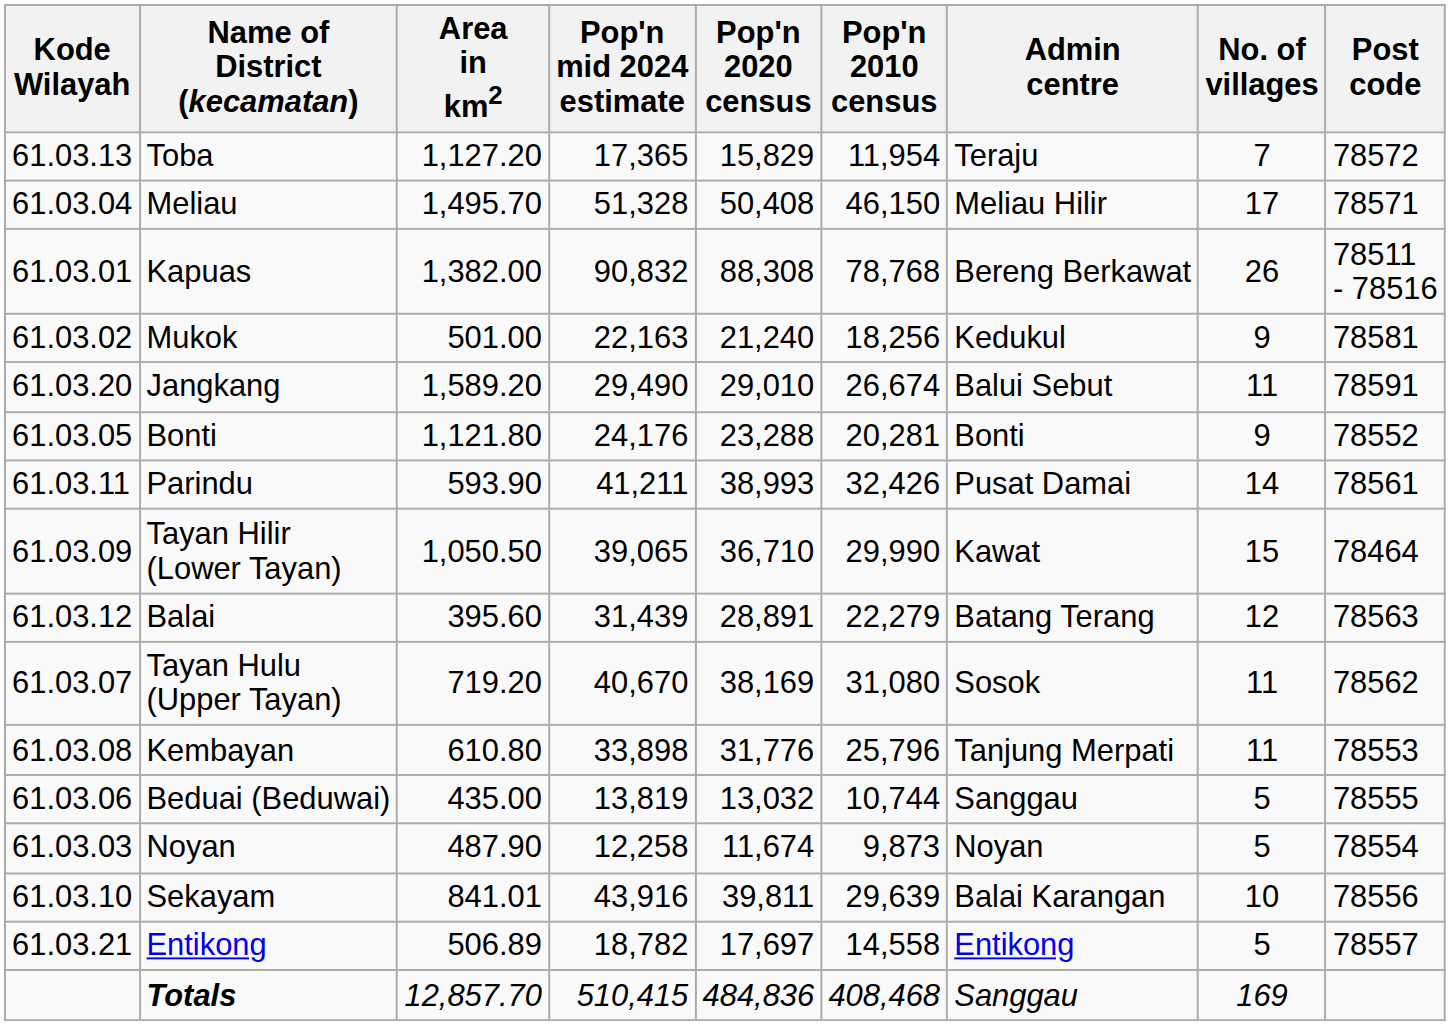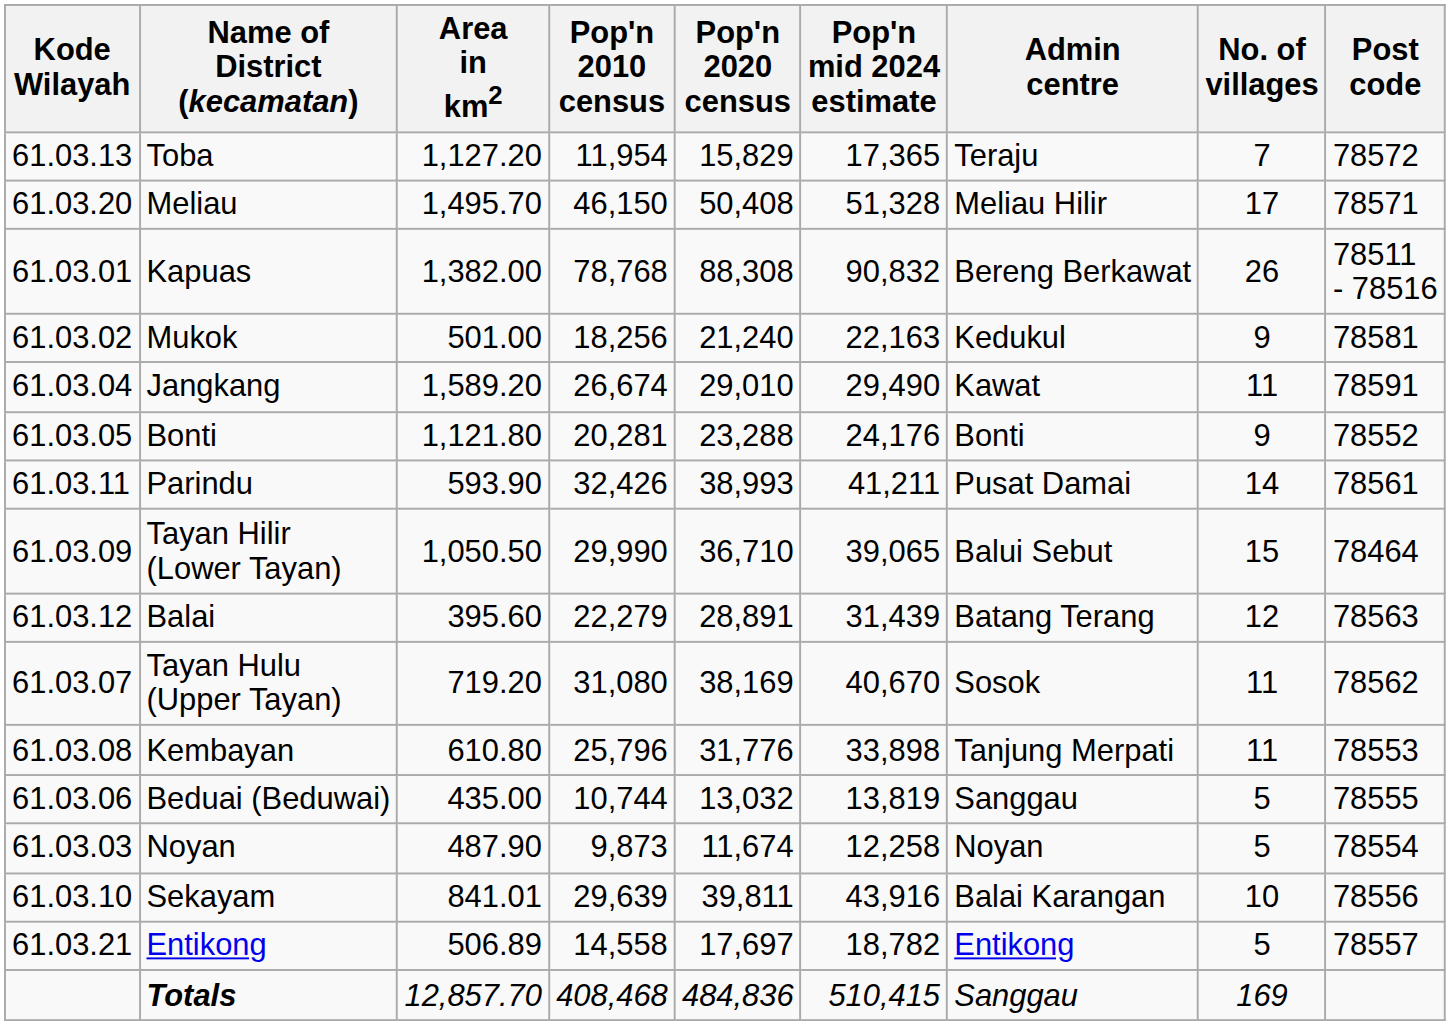columns swapped: (884, 67) <-> (622, 67)
(72, 204) 61.03.04 -> (72, 204) 61.03.20
(72, 386) 61.03.20 -> (72, 386) 61.03.04
(1033, 386) Balui Sebut -> (997, 386) Kawat
(997, 550) Kawat -> (1033, 550) Balui Sebut
